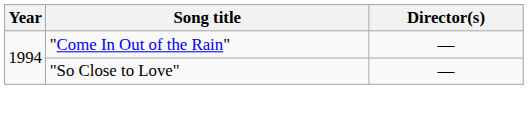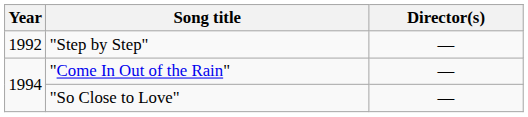+ row: (99, 44)
